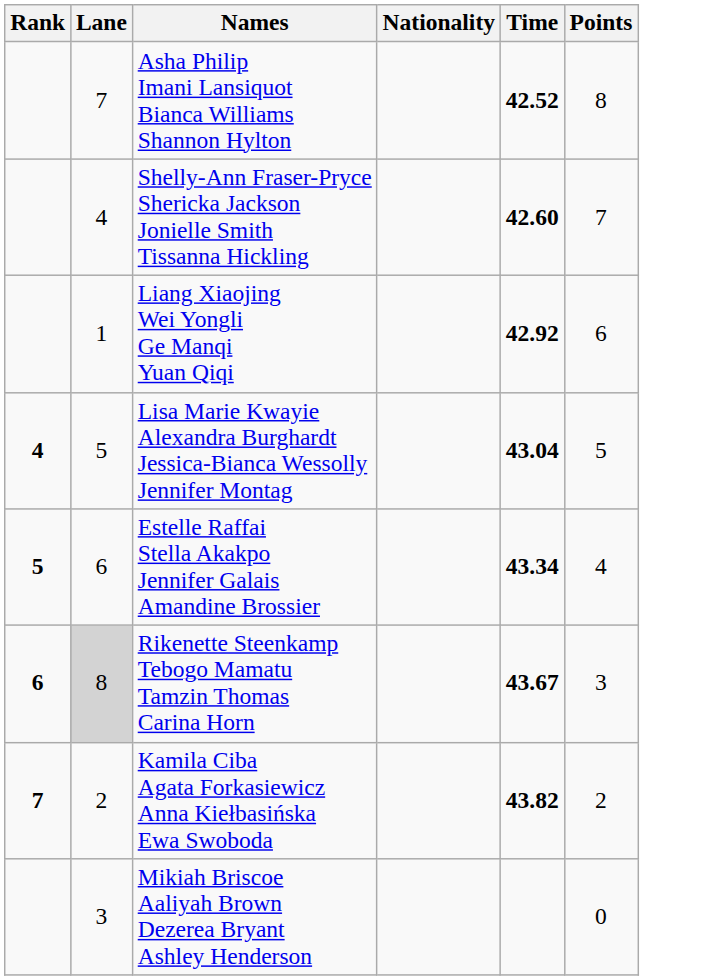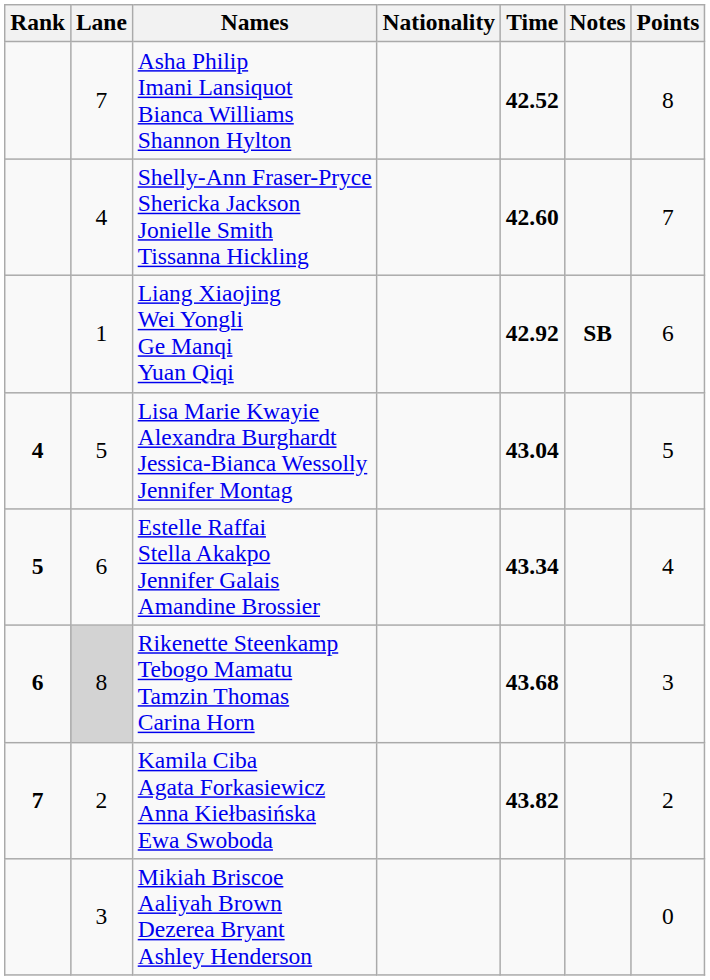+ column: (598, 23)
(532, 683) 43.67 -> (532, 683) 43.68
